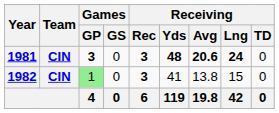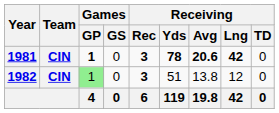(91, 56) 3 -> (91, 56) 1
(174, 56) 48 -> (174, 56) 78
(236, 56) 24 -> (236, 56) 42
(174, 77) 41 -> (174, 77) 51
(236, 77) 15 -> (236, 77) 12
